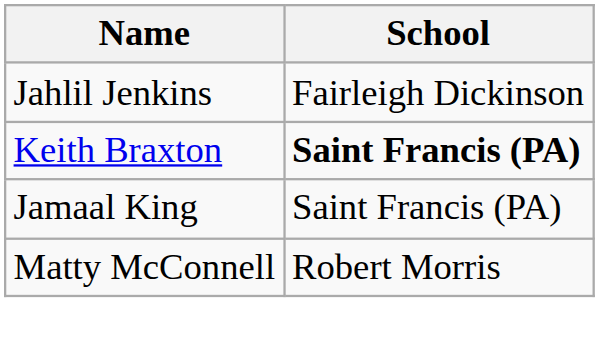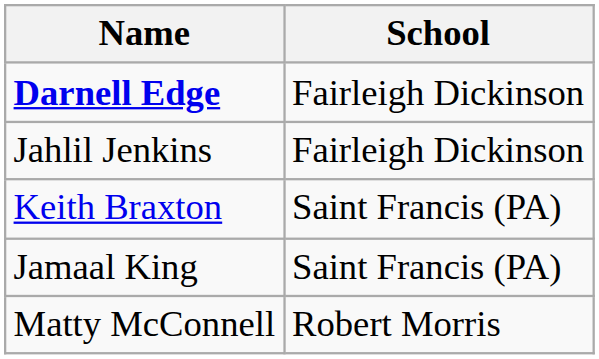+ row: (117, 91)
(436, 149) bold -> (427, 207) normal
